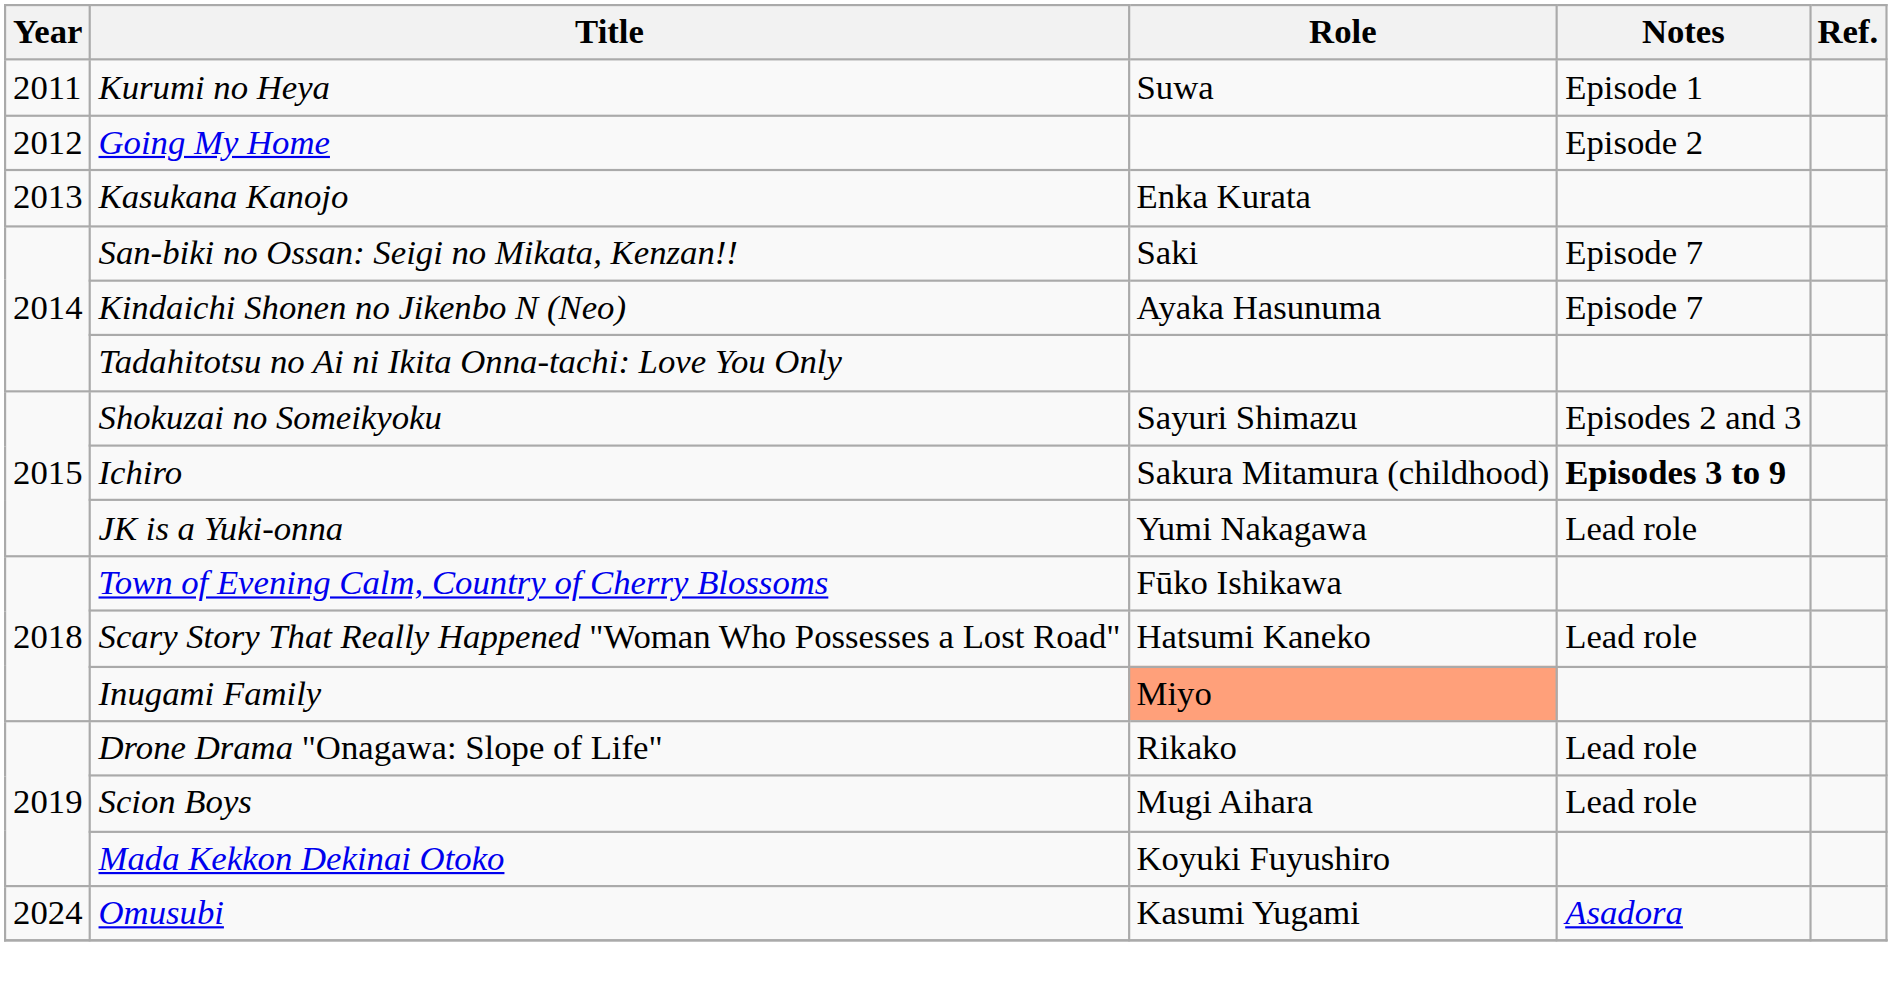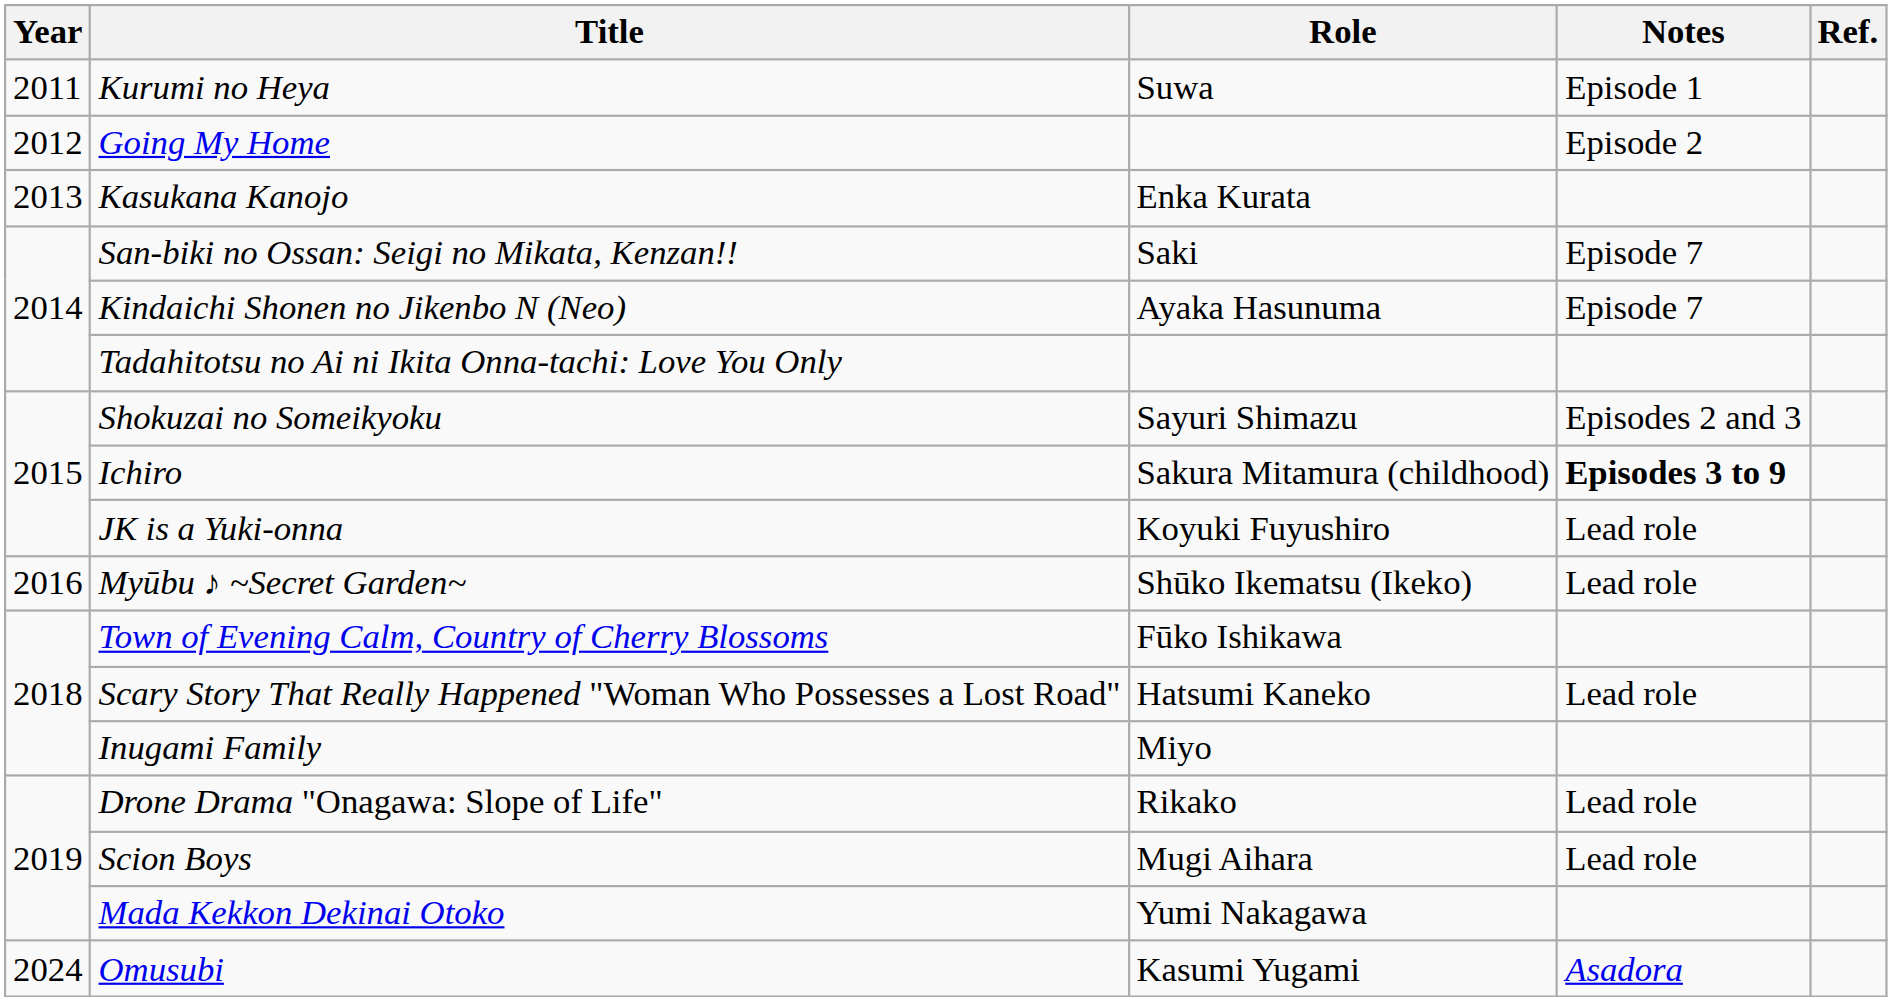(1252, 527) Yumi Nakagawa -> (1263, 527) Koyuki Fuyushiro
+ row: (282, 582)
(1174, 692) lightsalmon background -> (1174, 747) no background
(1263, 857) Koyuki Fuyushiro -> (1252, 913) Yumi Nakagawa
